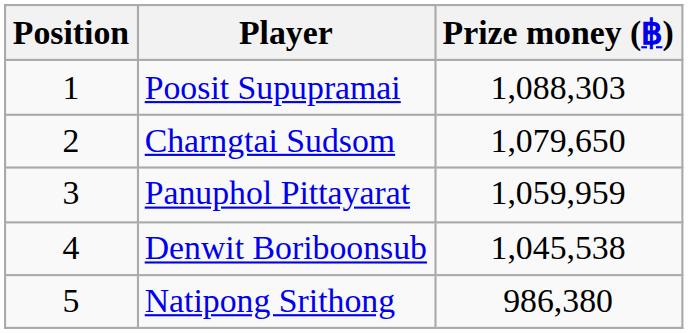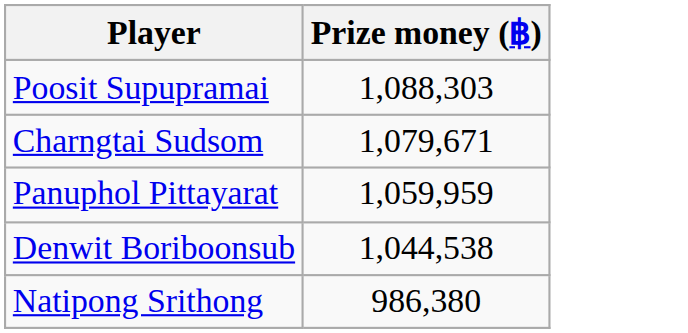- column: (71, 32)
(558, 140) 1,079,650 -> (426, 140) 1,079,671
(558, 247) 1,045,538 -> (426, 247) 1,044,538
